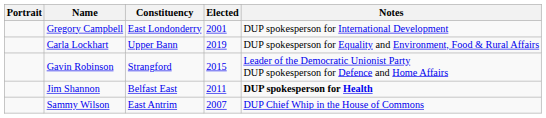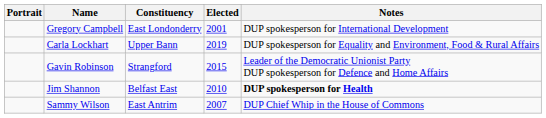(216, 89) 2011 -> (216, 89) 2010
